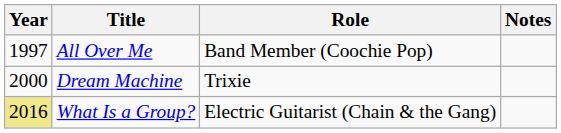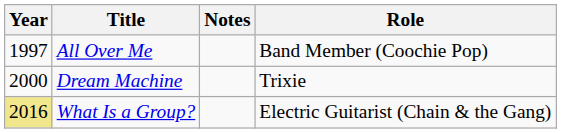columns swapped: (350, 19) <-> (528, 19)
